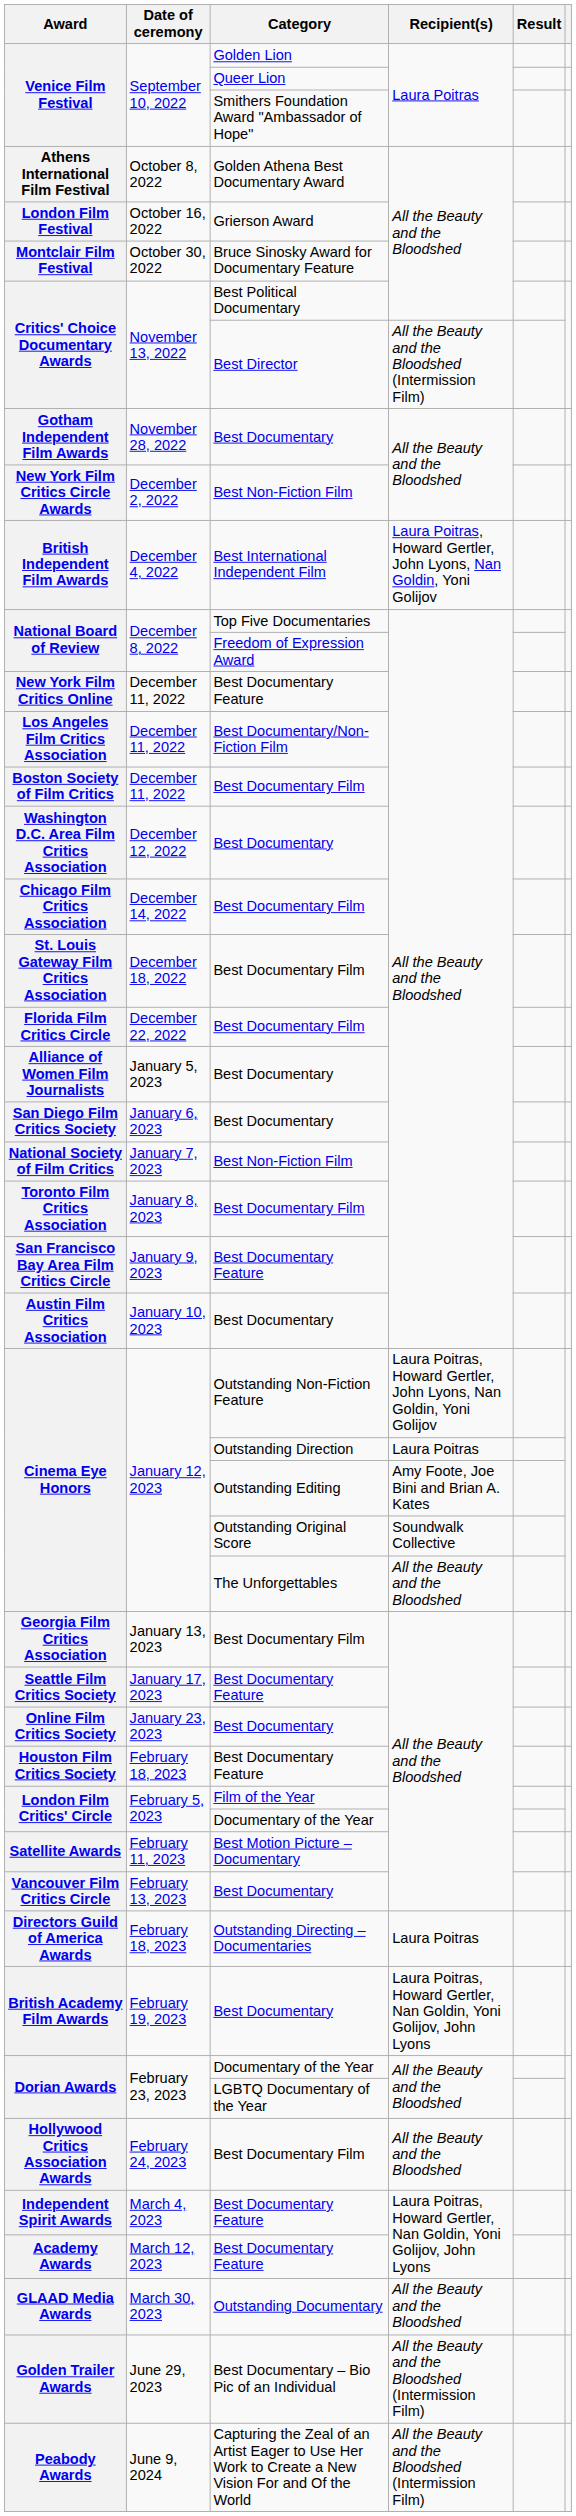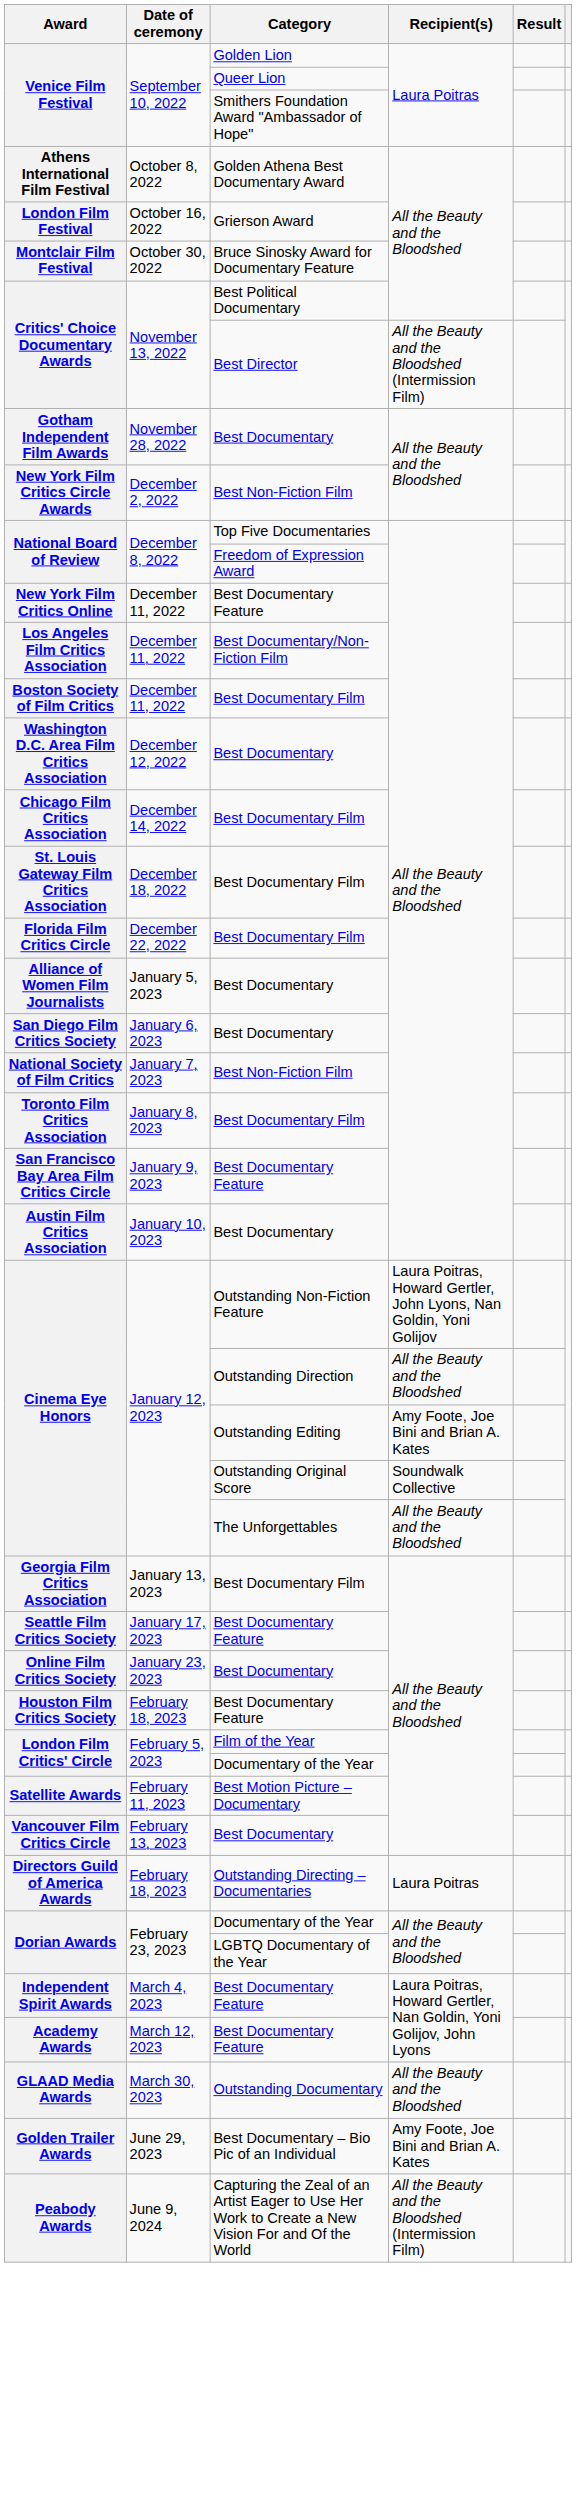- row: (65, 564)
(436, 1448) Laura Poitras -> (437, 1376) All the Beauty and the Bloodshed
- row: (65, 2011)
- row: (65, 2154)
(437, 2378) All the Beauty and the Bloodshed (Intermission Film) -> (446, 2145) Amy Foote, Joe Bini and Brian A. Kates
